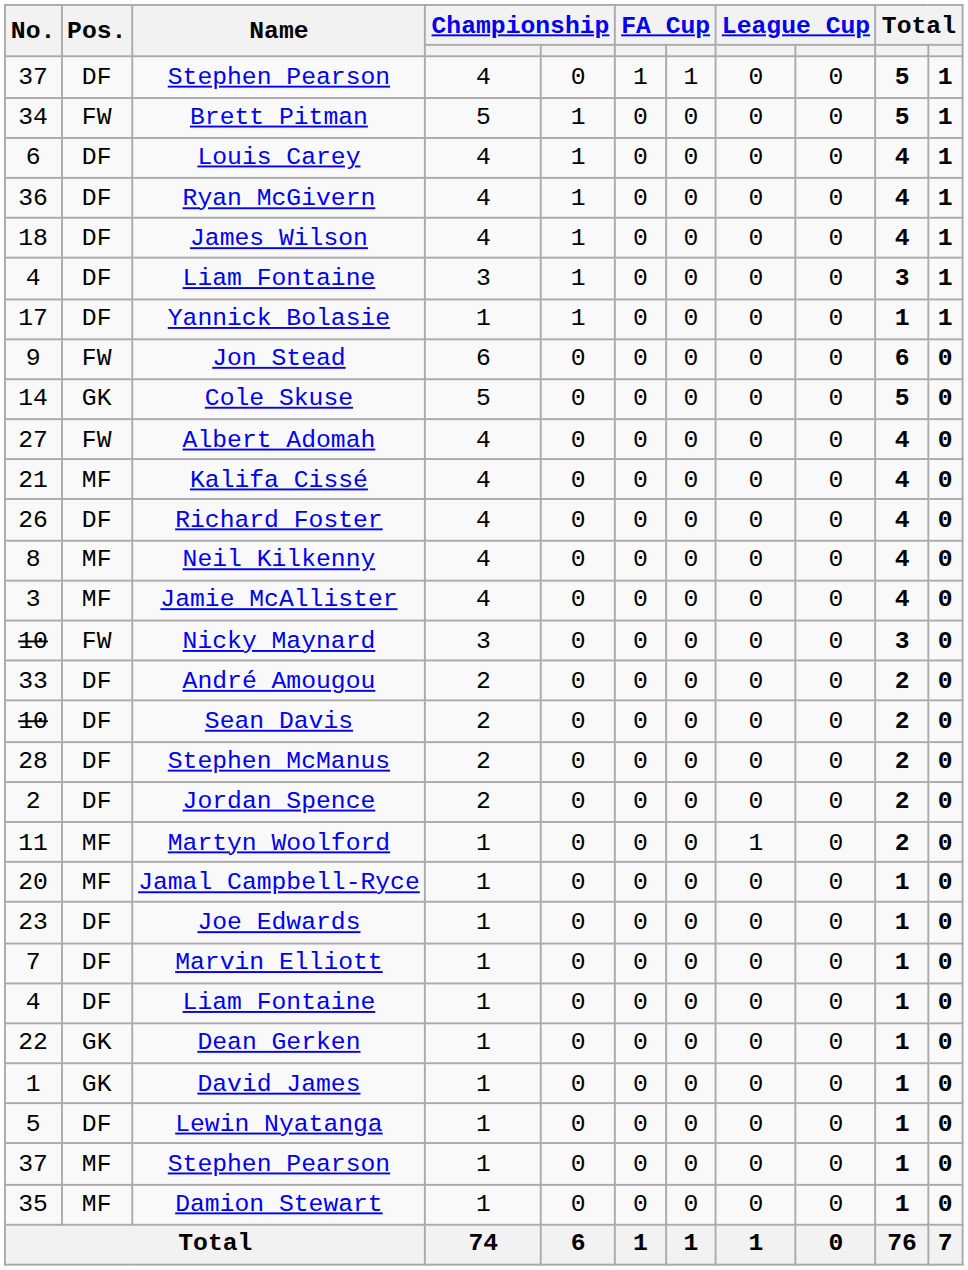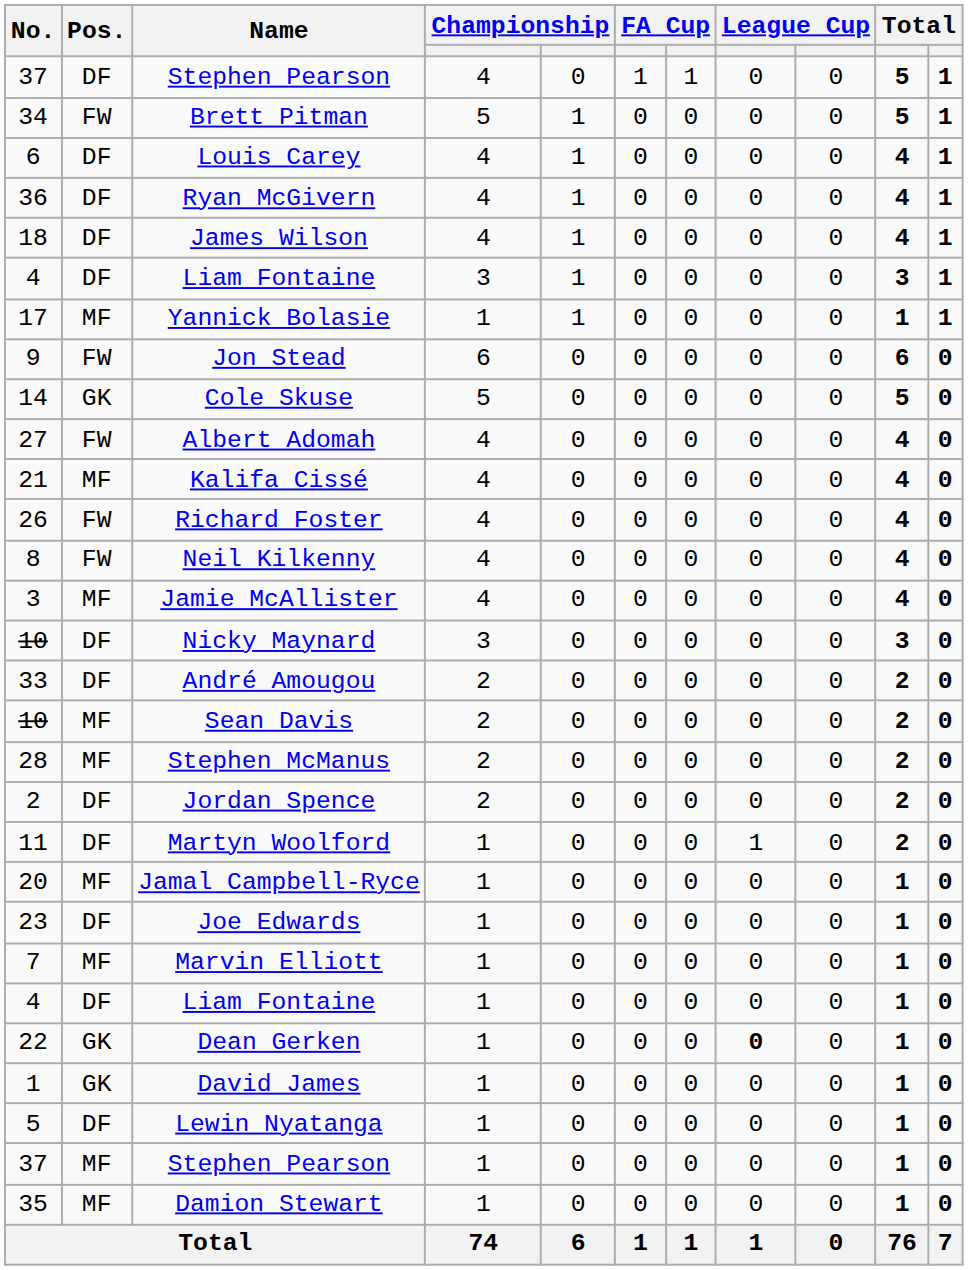(97, 319) DF -> (97, 319) MF
(97, 520) DF -> (97, 520) FW
(97, 560) MF -> (97, 560) FW
(97, 641) FW -> (97, 641) DF
(97, 721) DF -> (97, 721) MF
(97, 761) DF -> (97, 761) MF
(97, 842) MF -> (97, 842) DF
(97, 963) DF -> (97, 963) MF
(756, 1043) normal -> (756, 1043) bold
